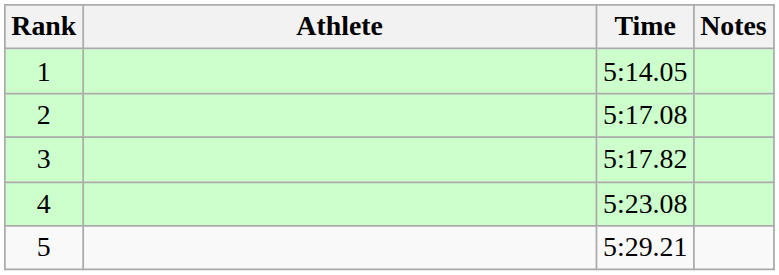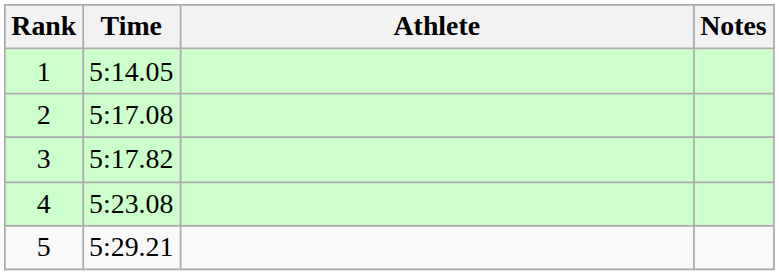columns swapped: (340, 26) <-> (645, 26)
